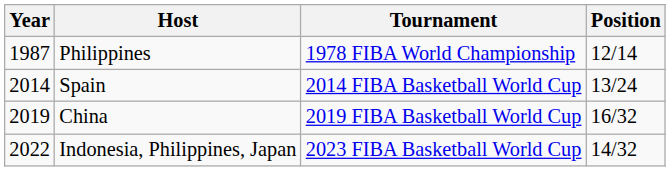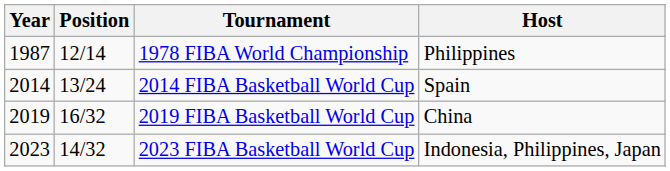columns swapped: (626, 20) <-> (178, 20)
(30, 149) 2022 -> (30, 149) 2023
